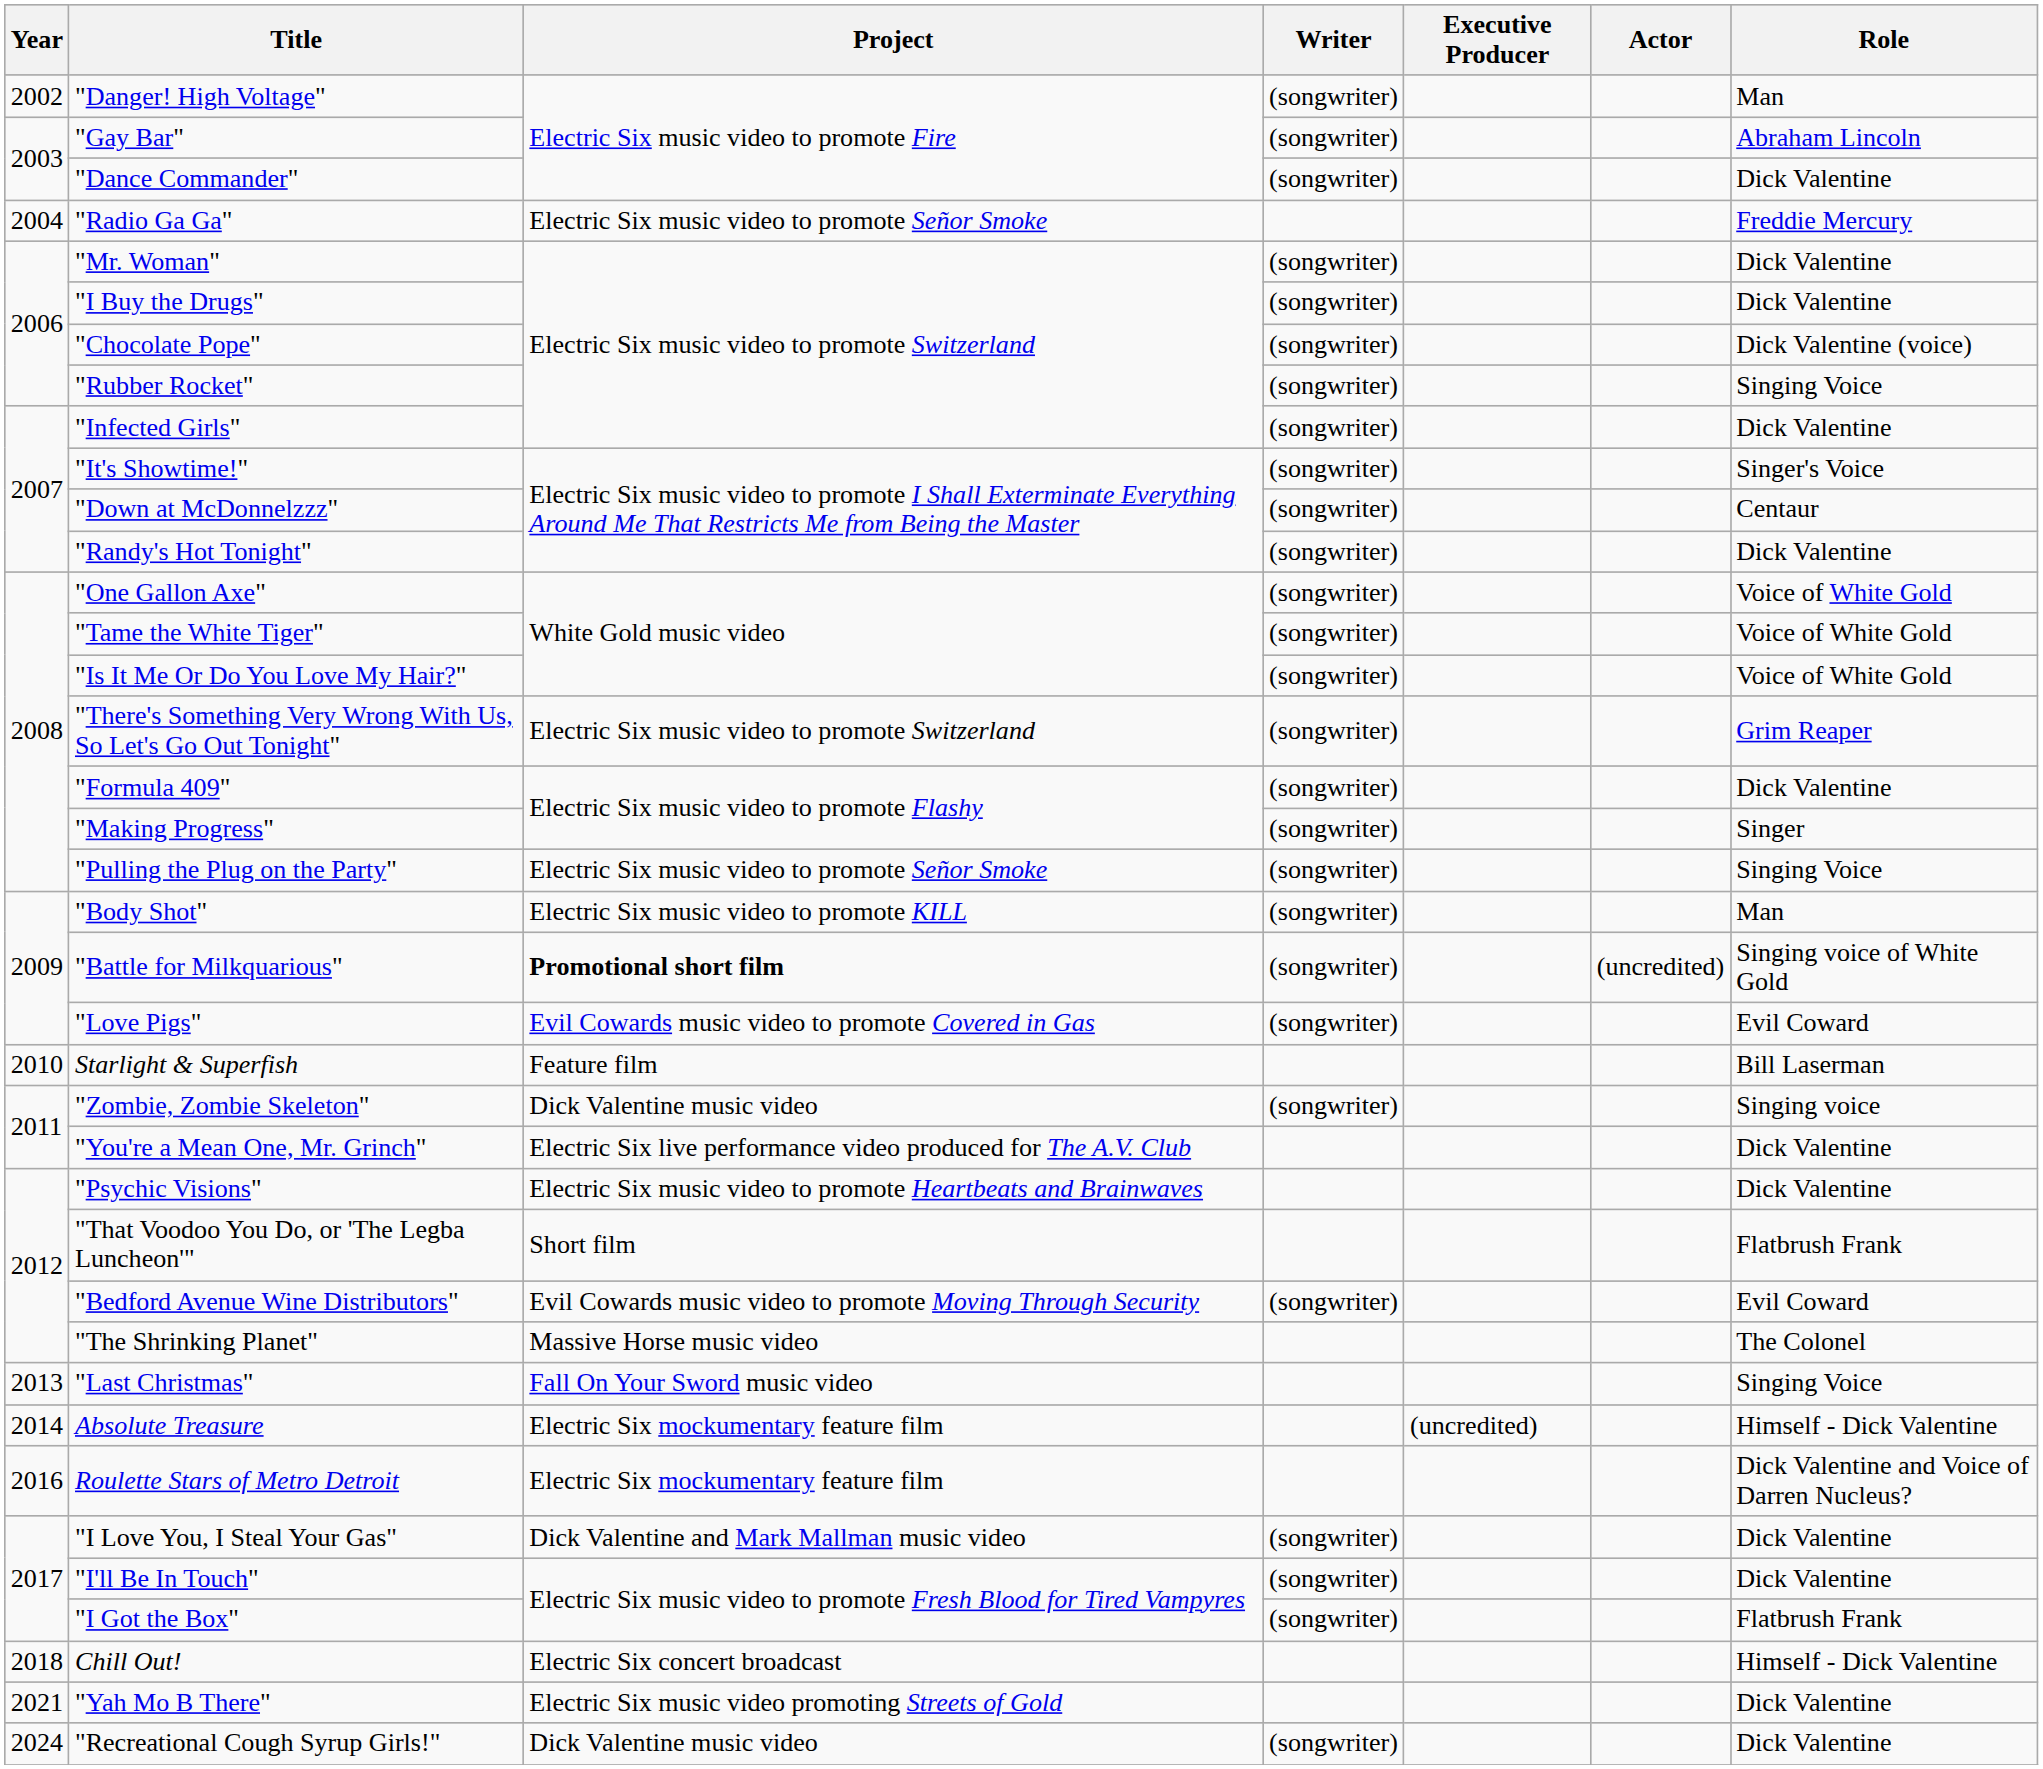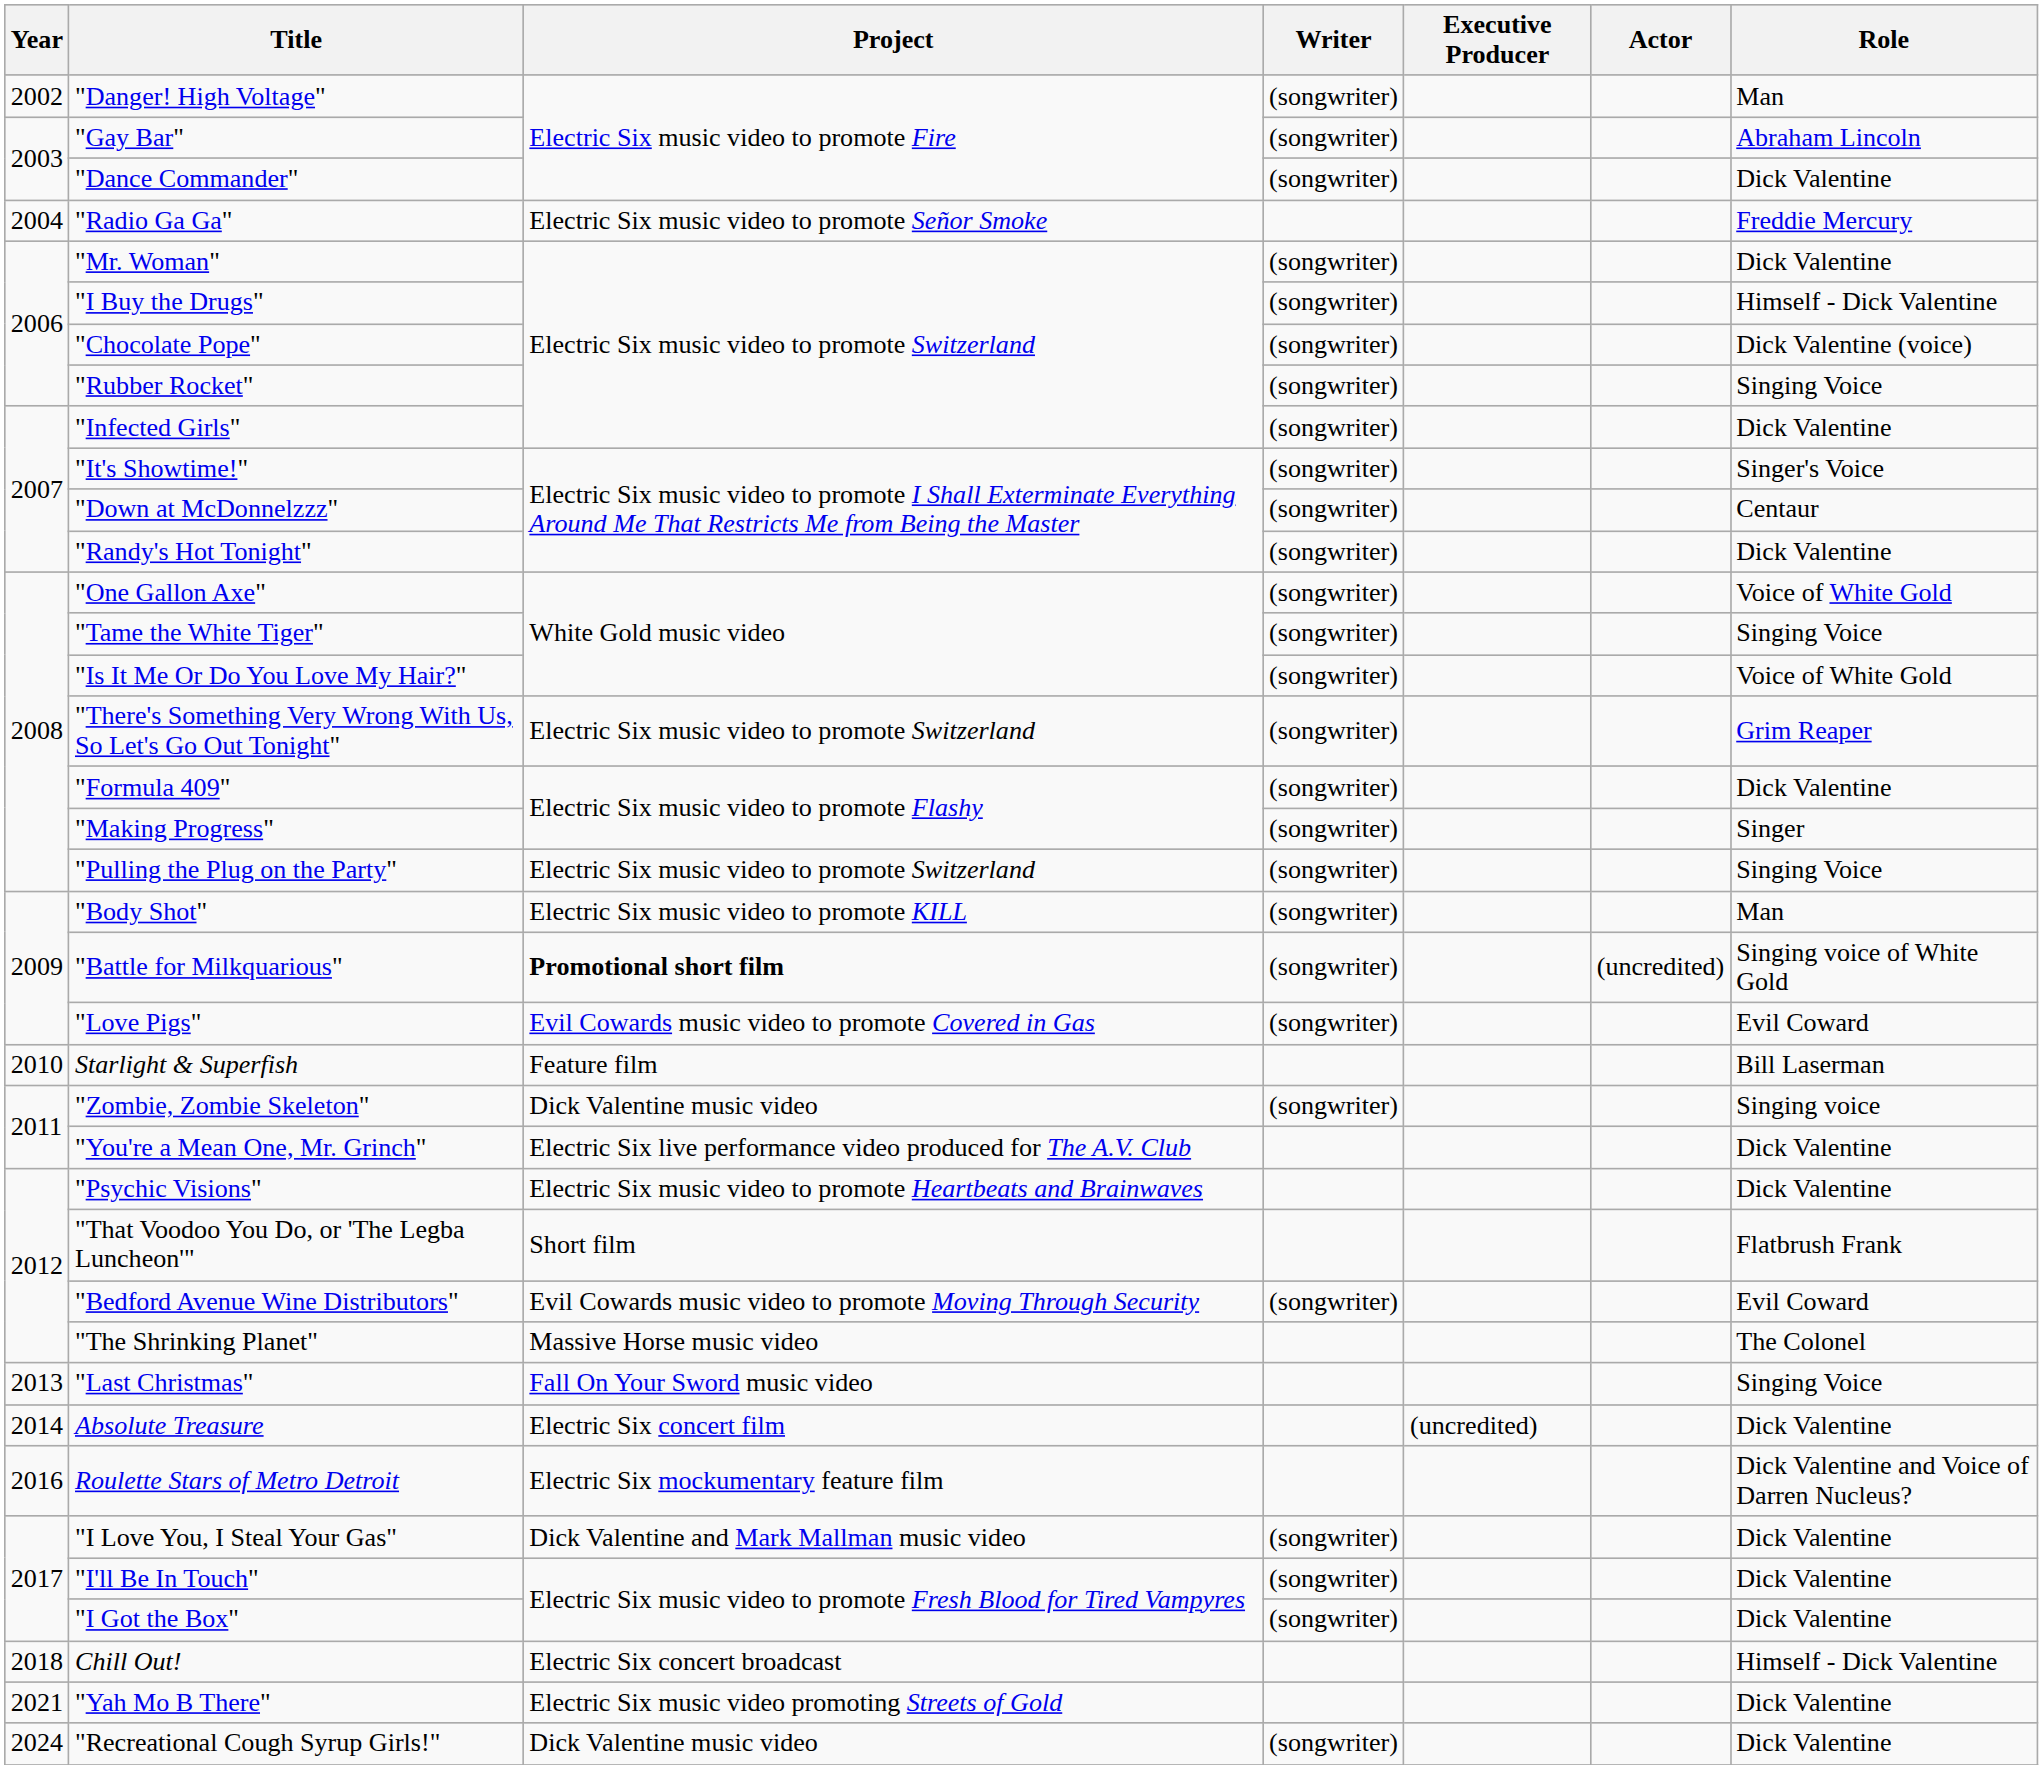(1814, 302) Dick Valentine -> (1867, 302) Himself - Dick Valentine
(1844, 633) Voice of White Gold -> (1809, 633) Singing Voice
(788, 869) Electric Six music video to promote Señor Smoke -> (782, 869) Electric Six music video to promote Switzerland
(736, 1424) Electric Six mockumentary feature film -> (657, 1424) Electric Six concert film
(1867, 1424) Himself - Dick Valentine -> (1814, 1424) Dick Valentine
(1819, 1619) Flatbrush Frank -> (1814, 1619) Dick Valentine
